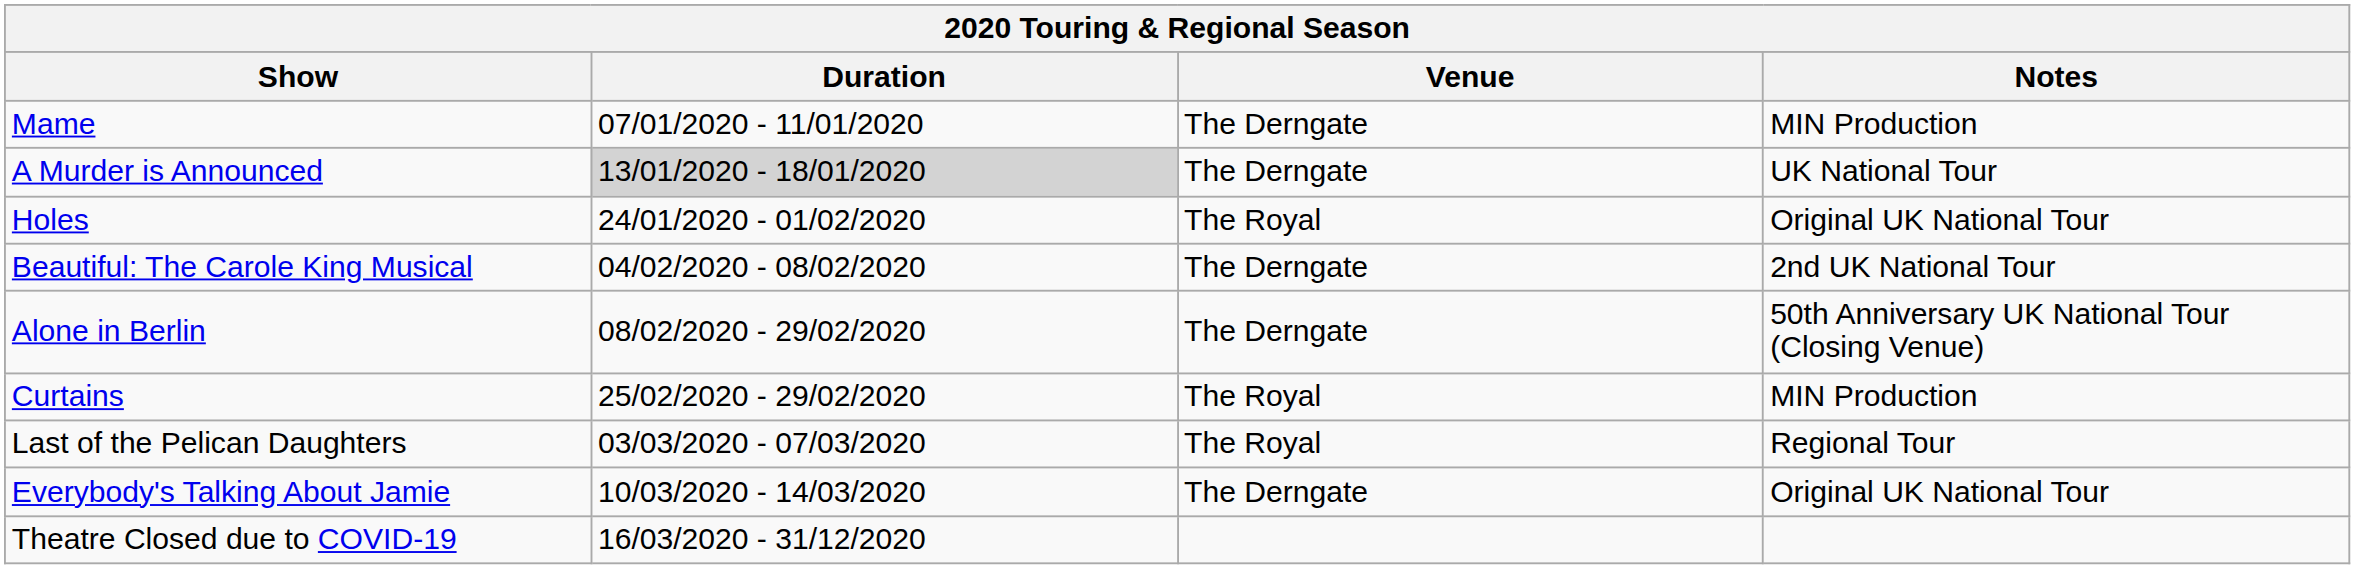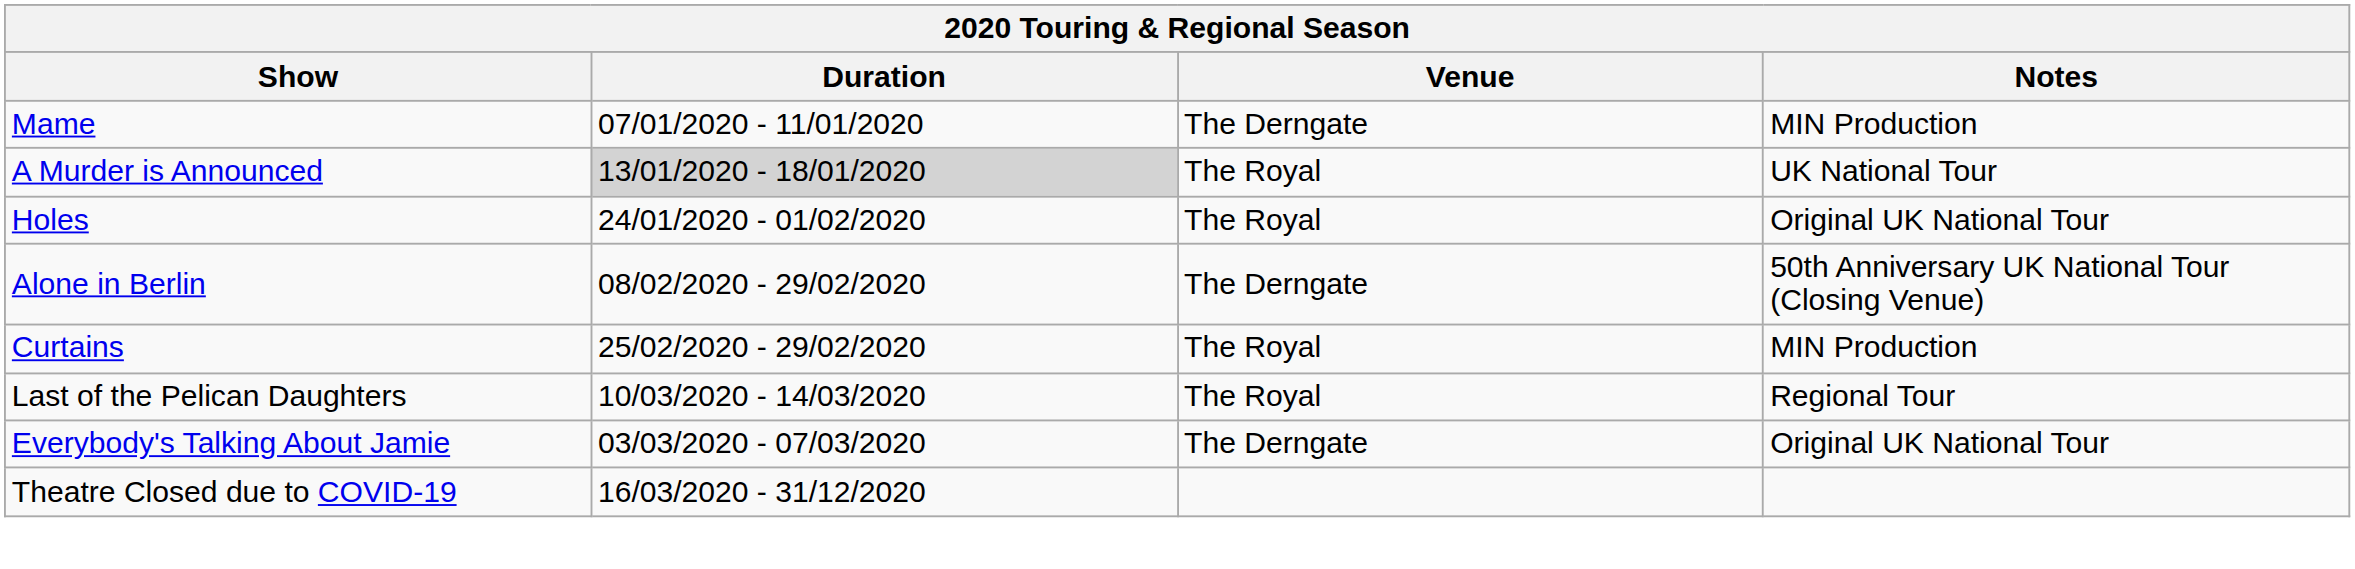(1276, 171) The Derngate -> (1253, 171) The Royal
- row: (242, 266)
(762, 443) 03/03/2020 - 07/03/2020 -> (762, 396) 10/03/2020 - 14/03/2020
(762, 491) 10/03/2020 - 14/03/2020 -> (762, 443) 03/03/2020 - 07/03/2020
